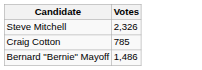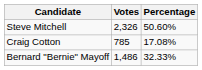+ column: (169, 12)
